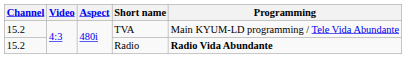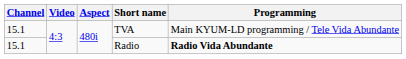(16, 29) 15.2 -> (16, 29) 15.1
(16, 45) 15.2 -> (16, 45) 15.1
